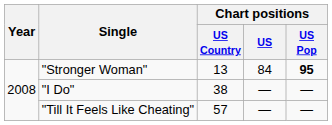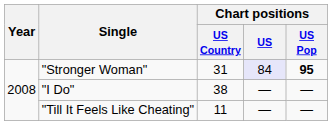(220, 69) 13 -> (220, 69) 31
(265, 69) no background -> (265, 69) lavender background
(220, 110) 57 -> (220, 110) 11
